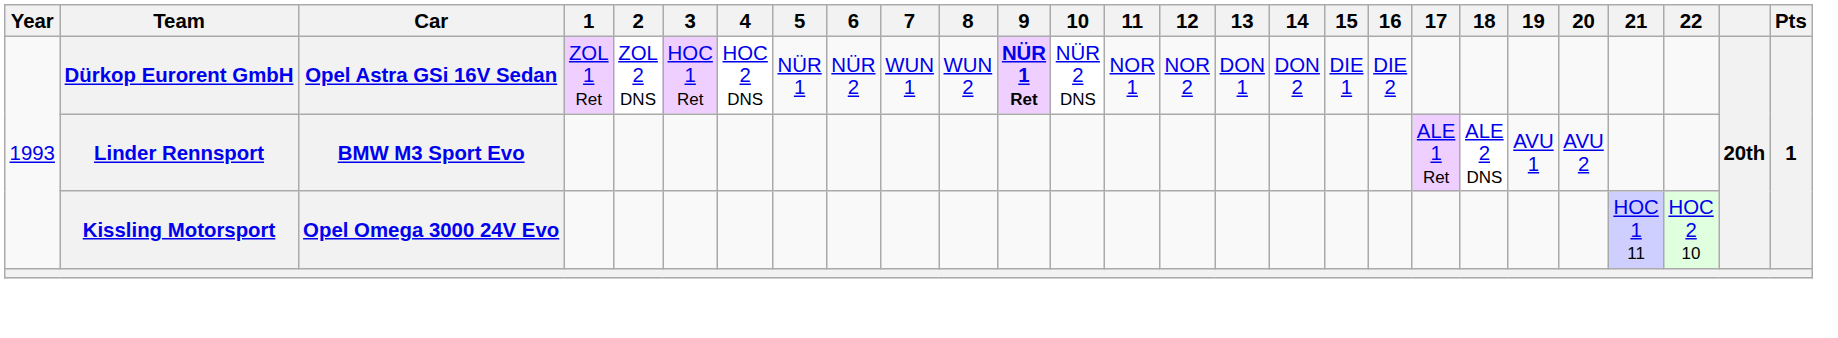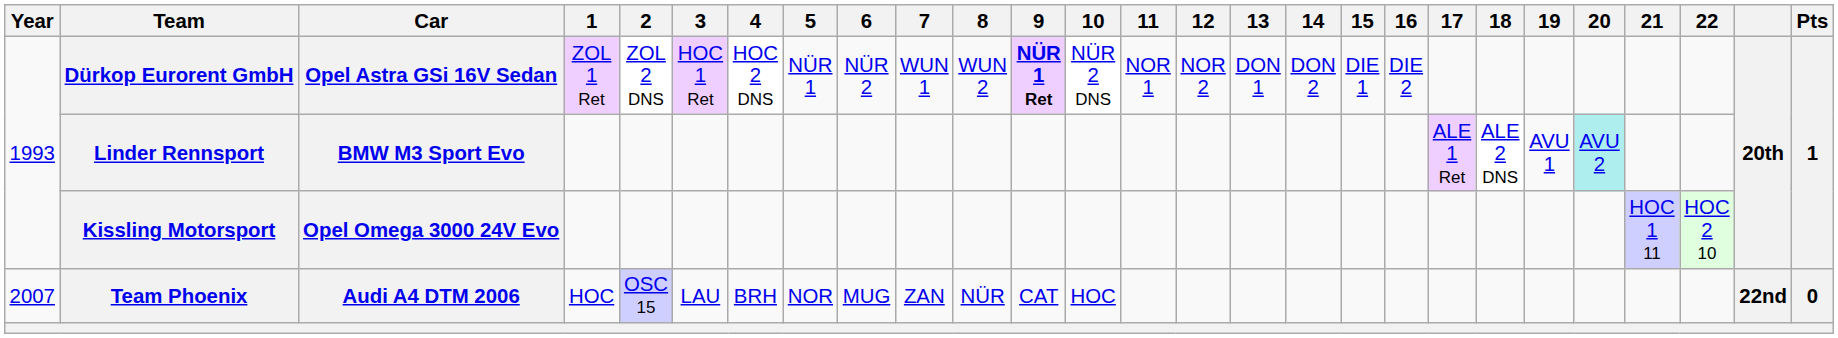(1584, 152) no background -> (1599, 152) paleturquoise background
+ row: (179, 295)
